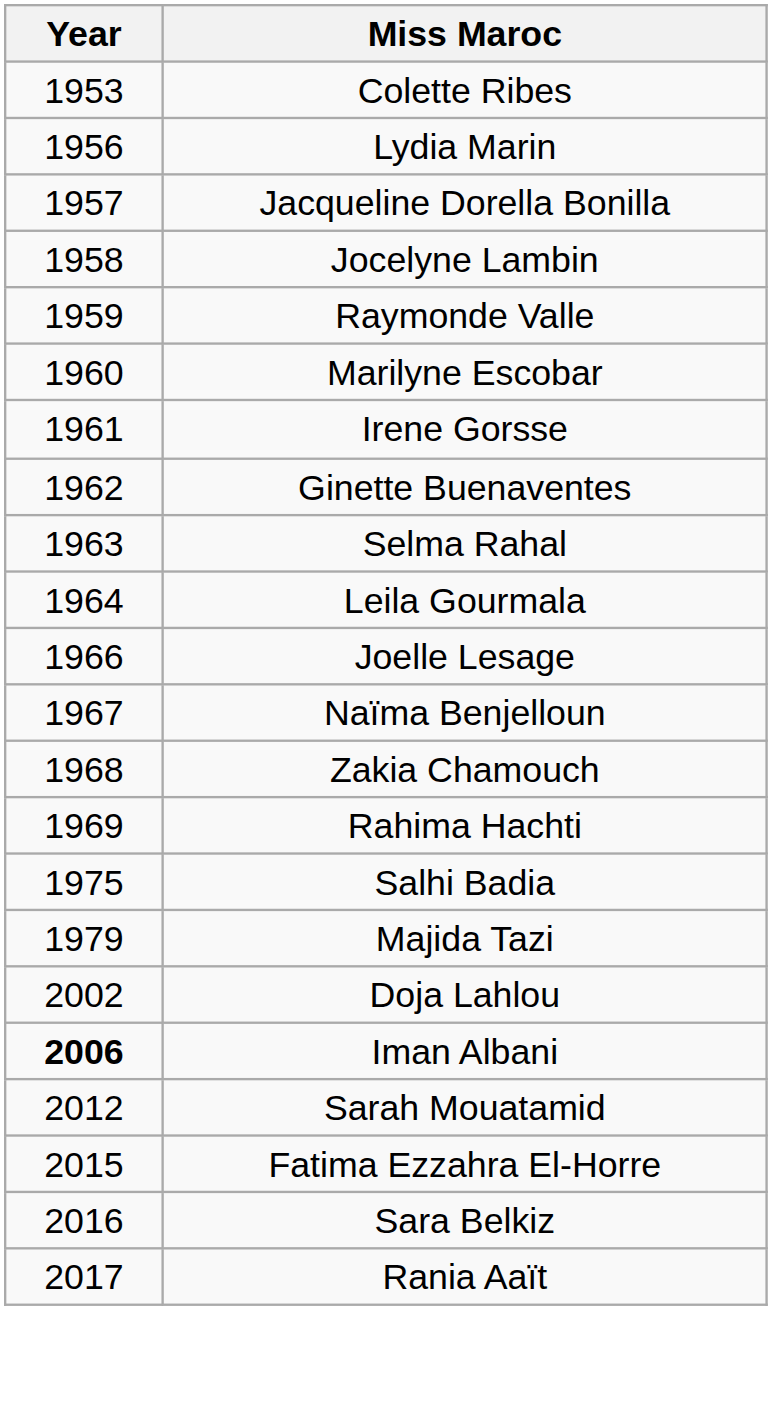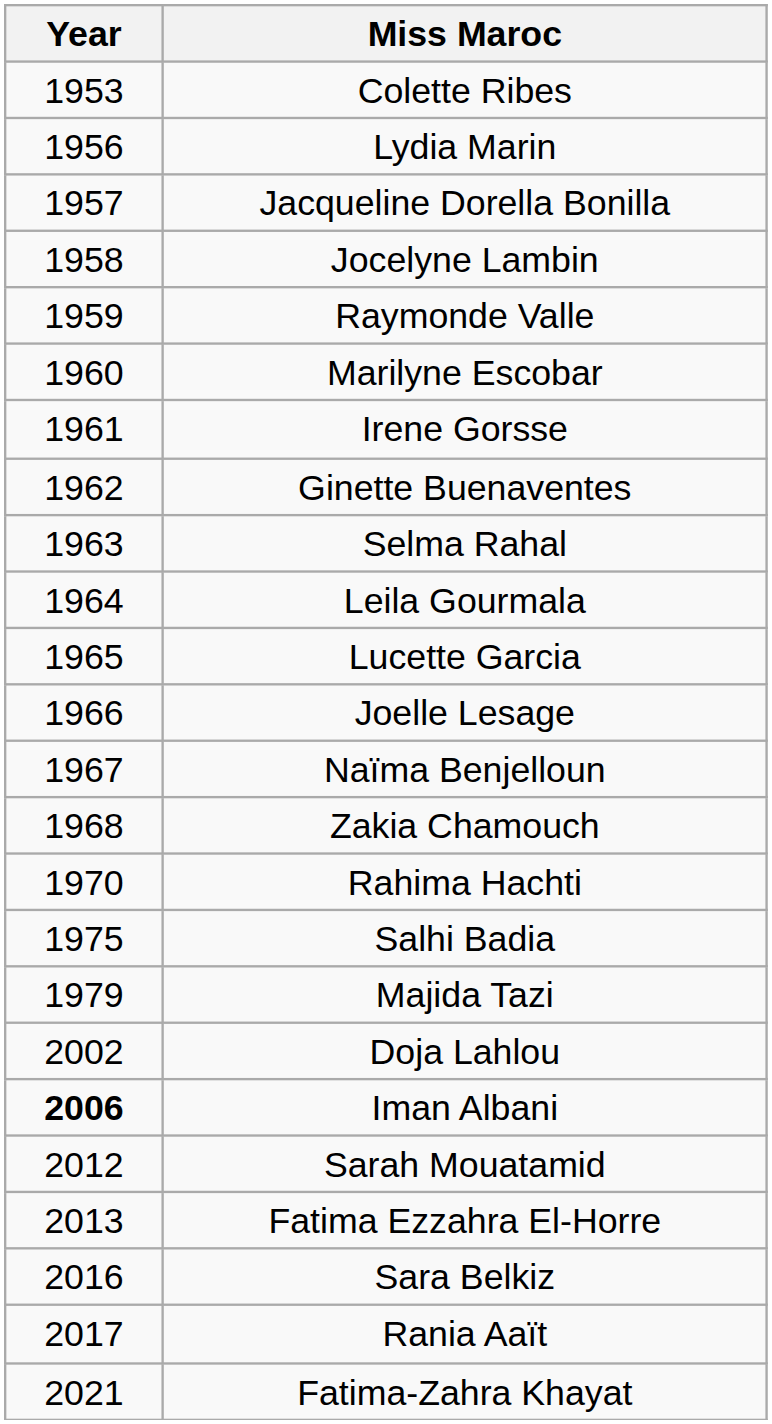+ row: (465, 656)
(84, 825) 1969 -> (84, 882) 1970
(84, 1165) 2015 -> (84, 1221) 2013
+ row: (465, 1391)
